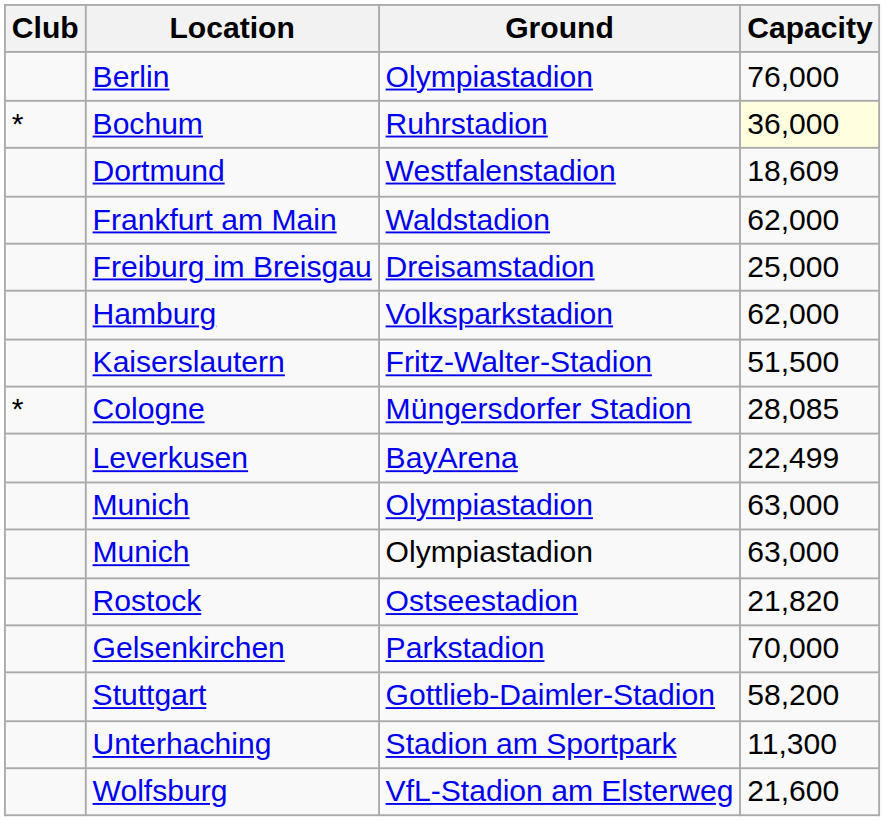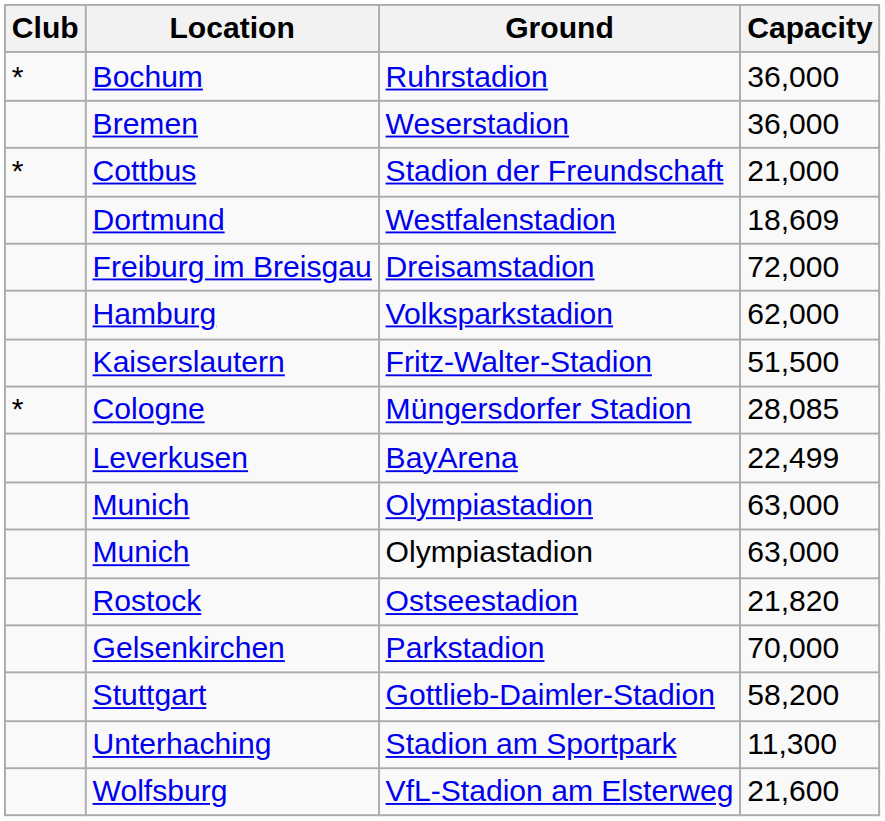- row: (131, 76)
(793, 123) lightyellow background -> (793, 76) no background
+ row: (145, 123)
+ row: (144, 171)
- row: (215, 219)
(793, 266) 25,000 -> (793, 266) 72,000
